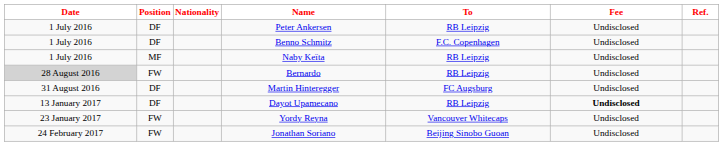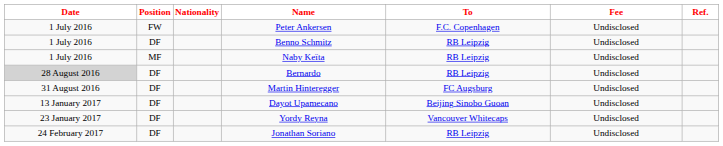(155, 27) DF -> (155, 27) FW
(468, 27) RB Leipzig -> (468, 27) F.C. Copenhagen
(468, 42) F.C. Copenhagen -> (468, 42) RB Leipzig
(155, 73) FW -> (155, 73) DF
(468, 103) RB Leipzig -> (468, 103) Beijing Sinobo Guoan
(616, 103) bold -> (616, 103) normal
(155, 118) FW -> (155, 118) DF
(155, 134) FW -> (155, 134) DF
(468, 134) Beijing Sinobo Guoan -> (468, 134) RB Leipzig
